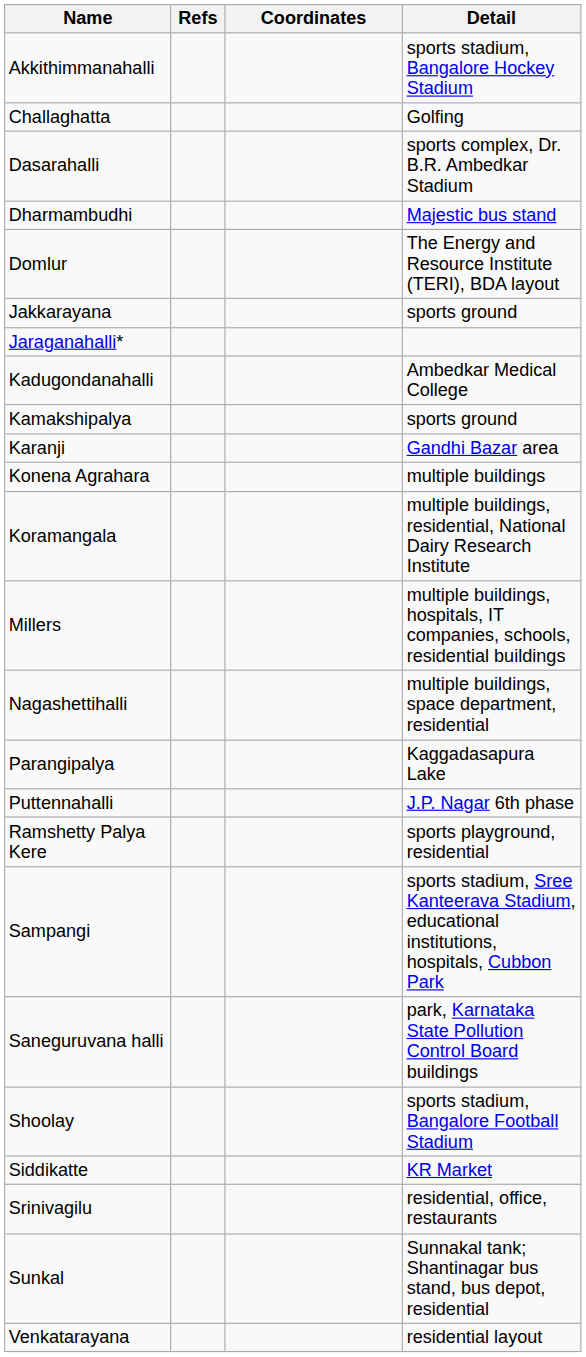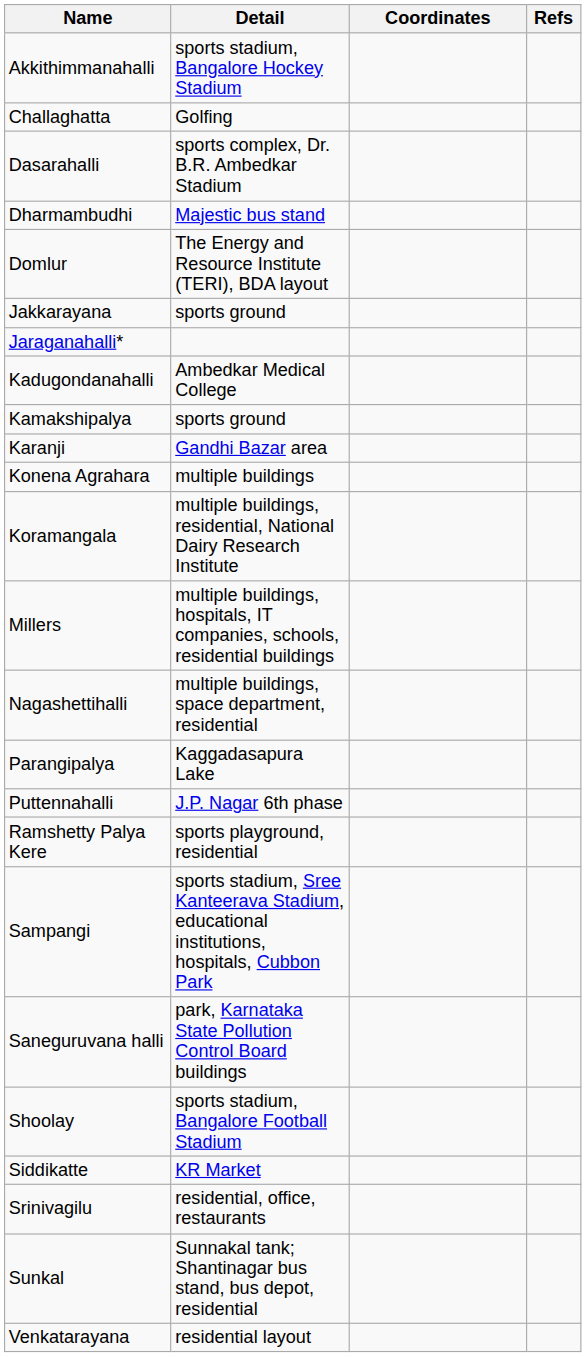columns swapped: (491, 18) <-> (198, 18)
